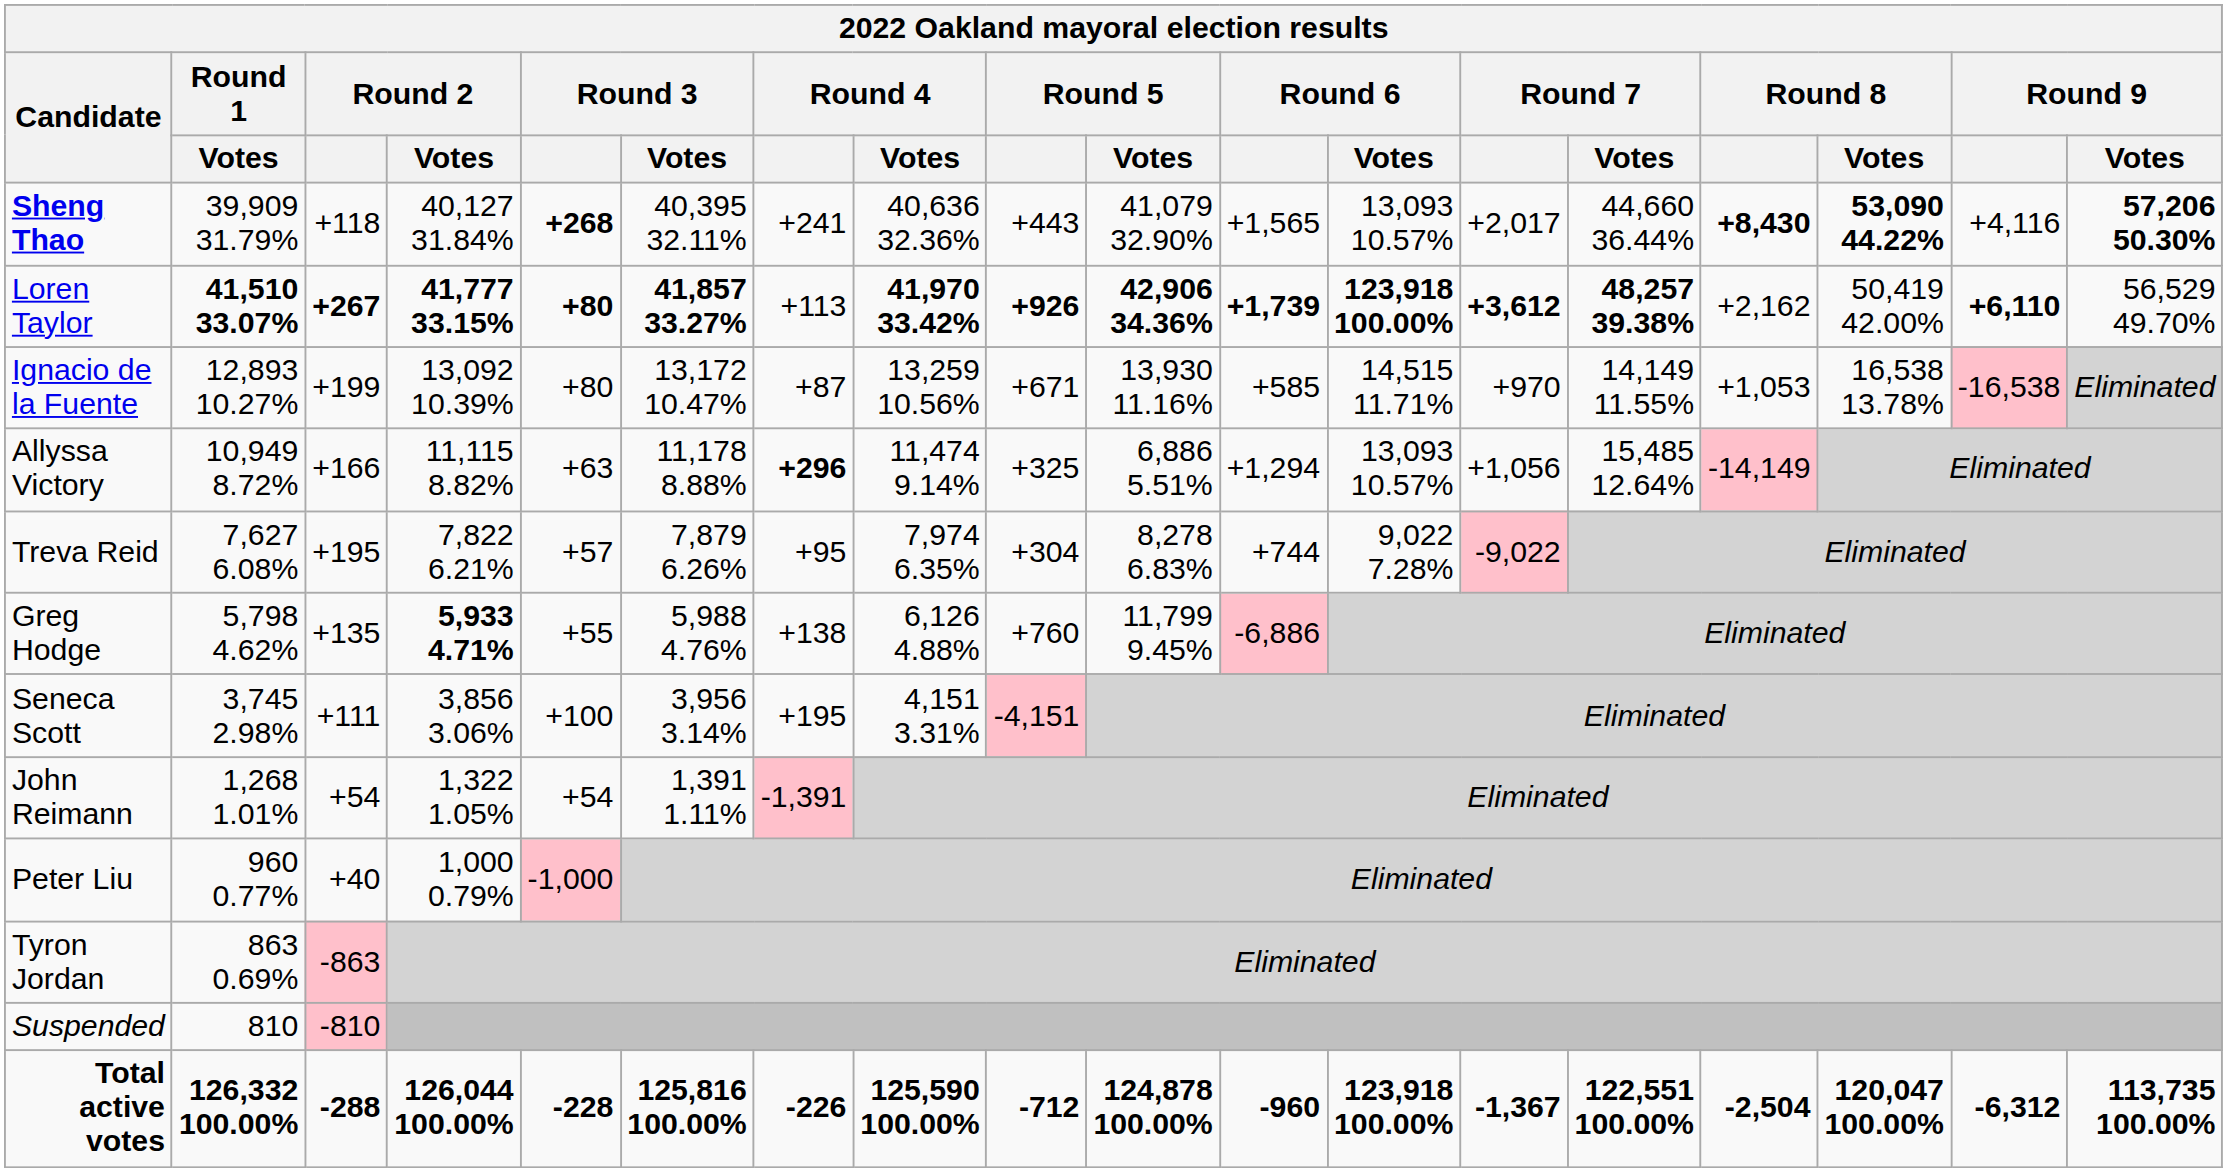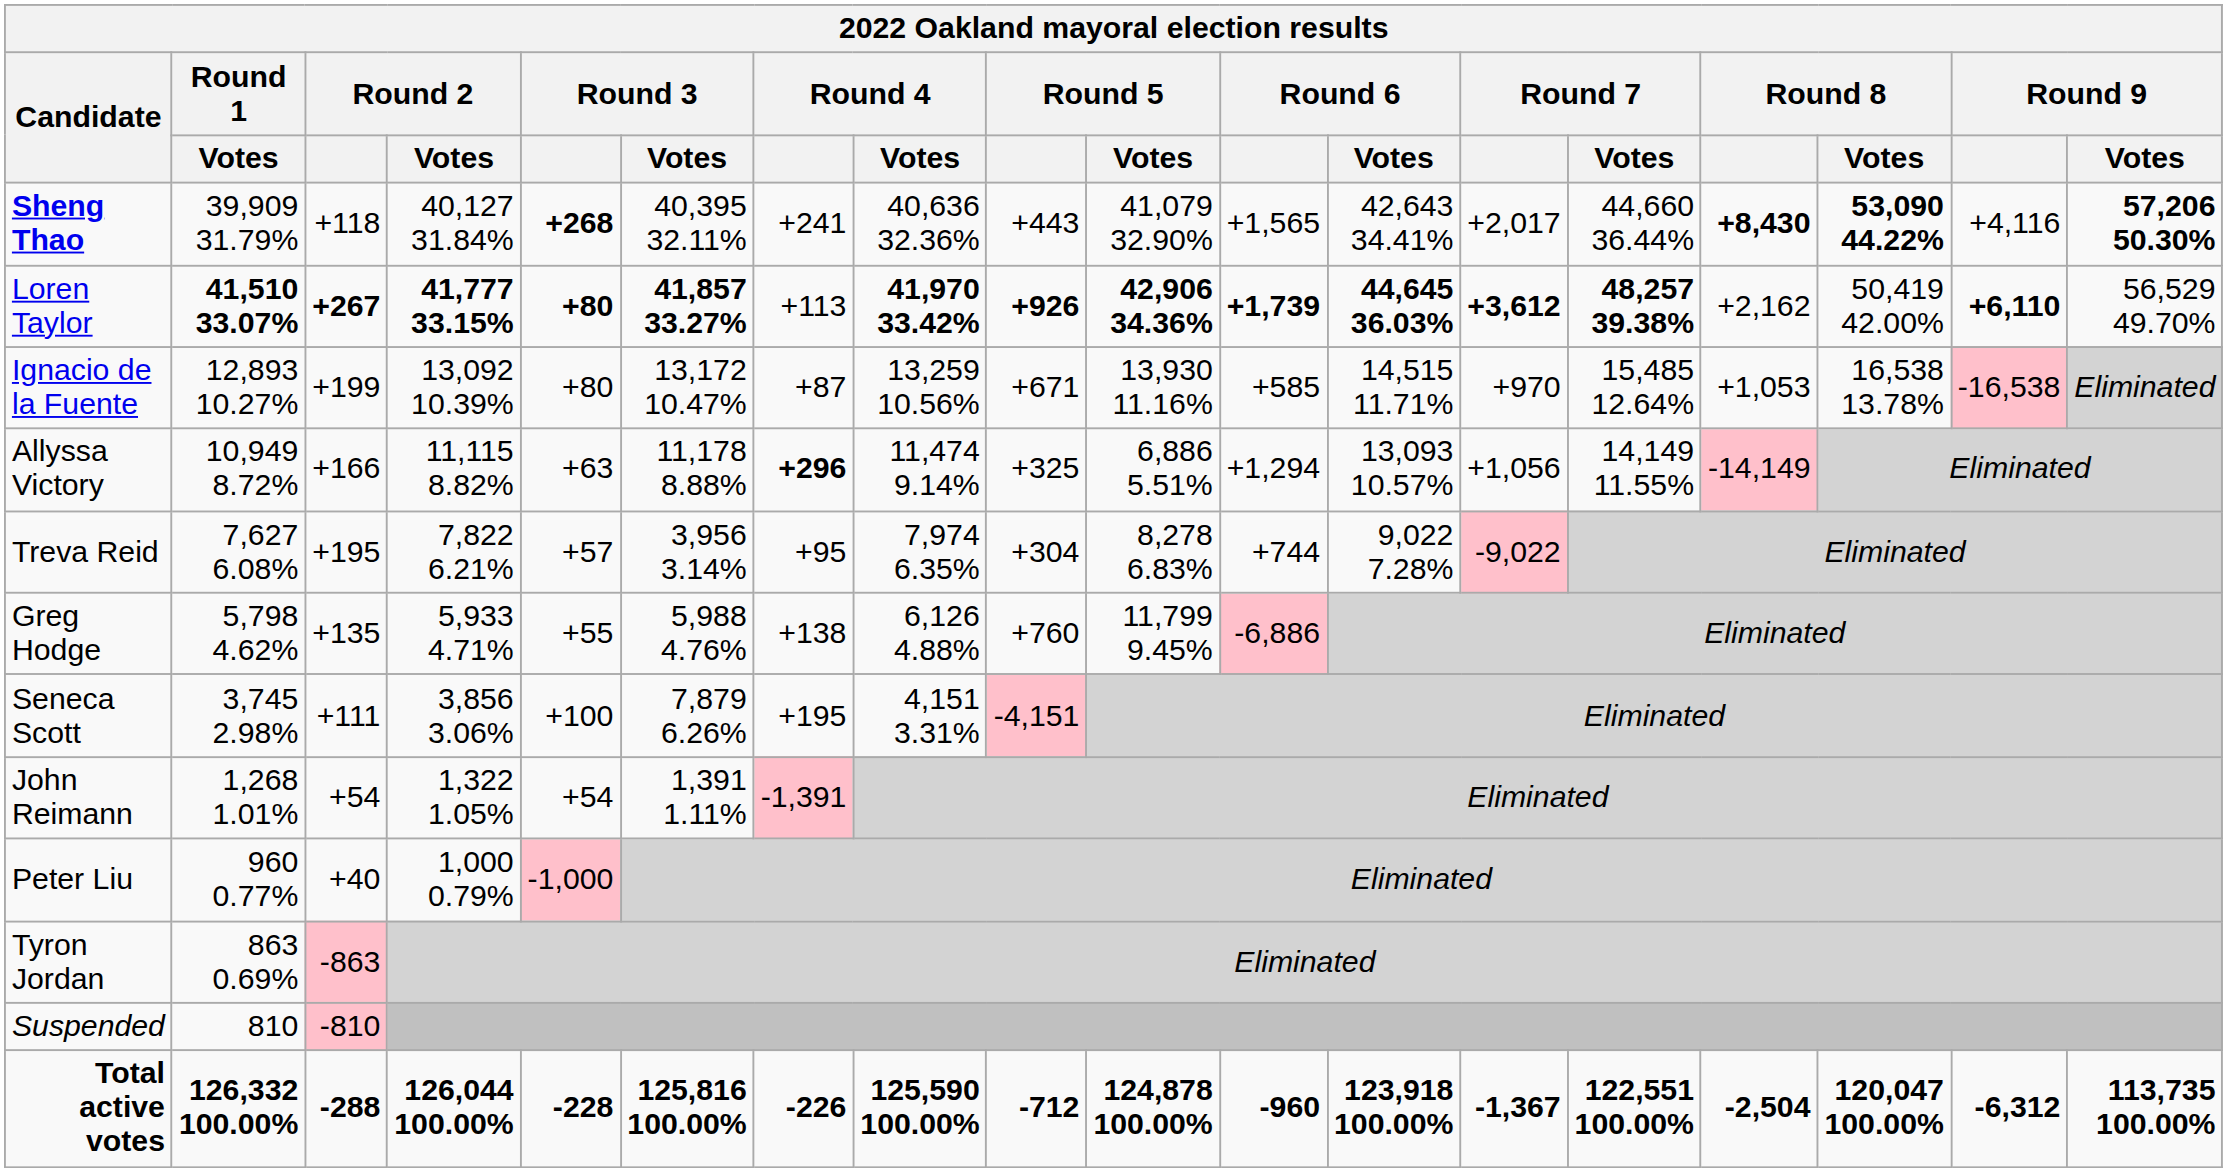(1402, 223) 13,093 10.57% -> (1402, 223) 42,643 34.41%
(1394, 305) 123,918 100.00% -> (1402, 305) 44,645 36.03%
(1644, 387) 14,149 11.55% -> (1643, 387) 15,485 12.64%
(1643, 469) 15,485 12.64% -> (1644, 469) 14,149 11.55%
(704, 551) 7,879 6.26% -> (704, 551) 3,956 3.14%
(471, 633) bold -> (471, 633) normal
(704, 715) 3,956 3.14% -> (704, 715) 7,879 6.26%
